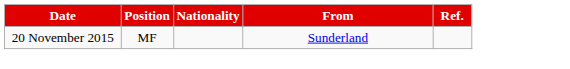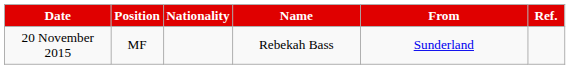+ column: (296, 15)
